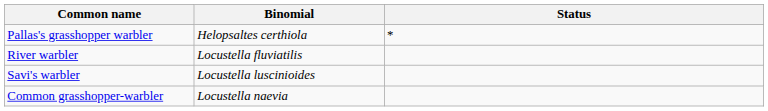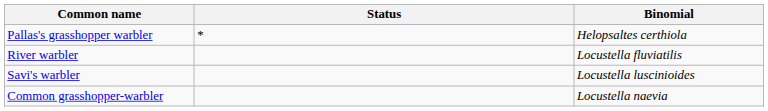columns swapped: (289, 14) <-> (574, 14)
